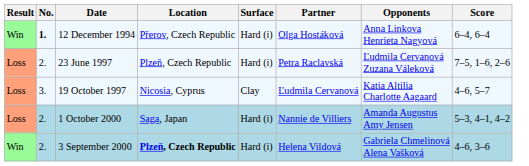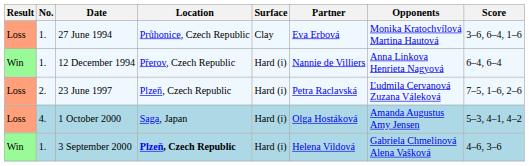+ row: (85, 34)
(43, 34) bold -> (43, 62) normal
(311, 34) Olga Hostáková -> (329, 62) Nannie de Villiers
- row: (92, 90)
(43, 118) 2. -> (43, 118) 4.
(315, 118) Nannie de Villiers -> (325, 118) Olga Hostáková
(43, 146) 2. -> (43, 146) 1.
